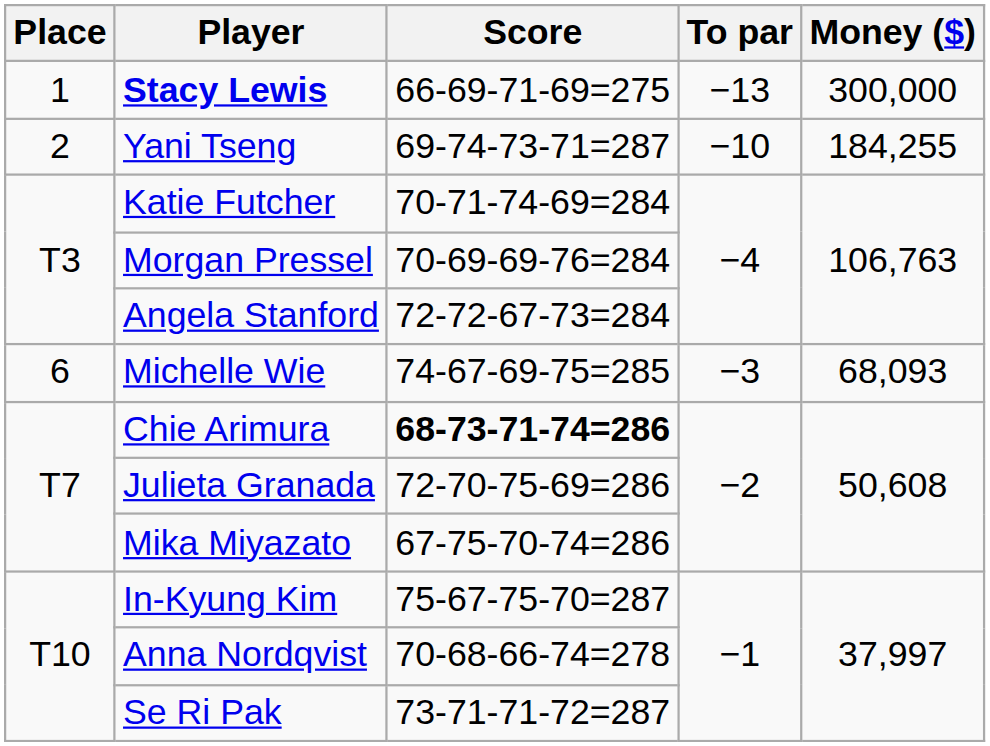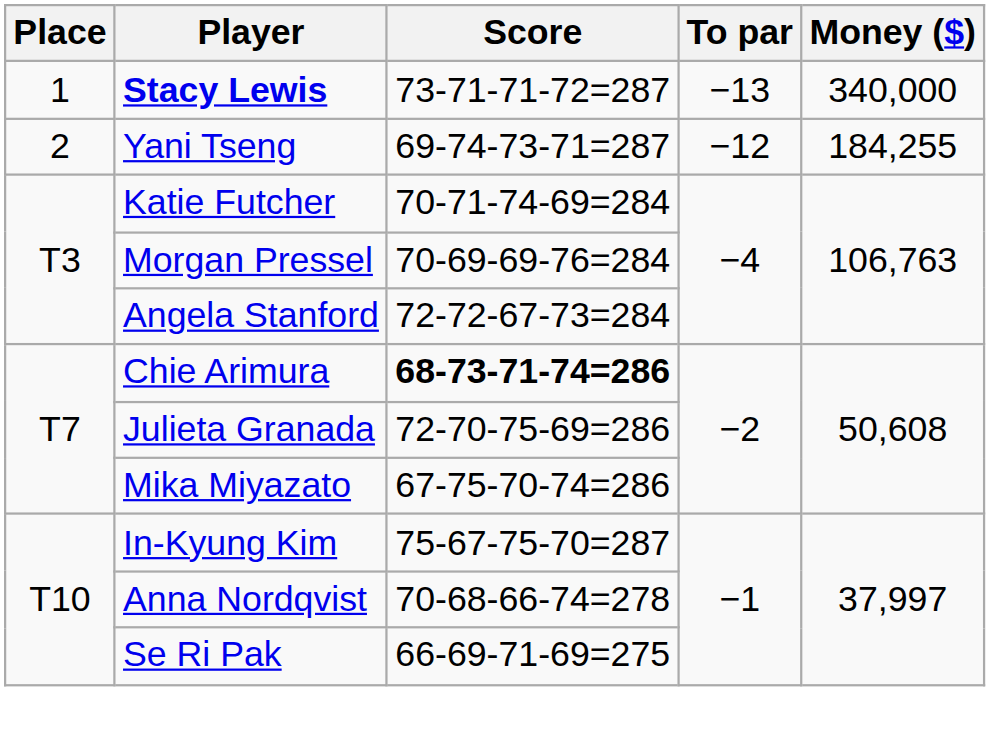(533, 89) 66-69-71-69=275 -> (533, 89) 73-71-71-72=287
(893, 89) 300,000 -> (893, 89) 340,000
(740, 145) −10 -> (740, 145) −12
- row: (224, 372)
(533, 711) 73-71-71-72=287 -> (533, 655) 66-69-71-69=275
